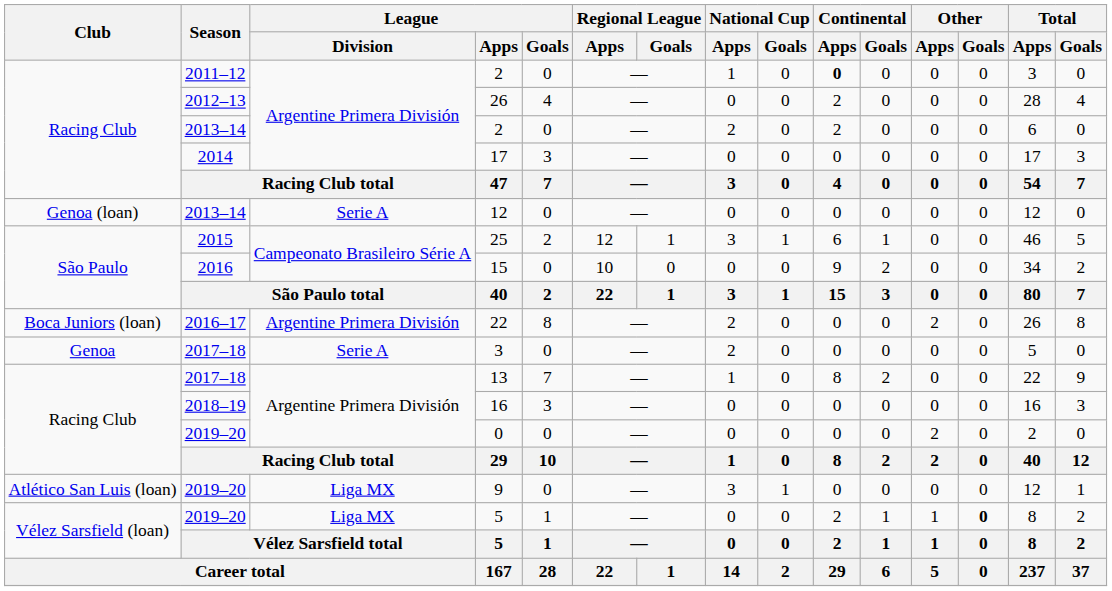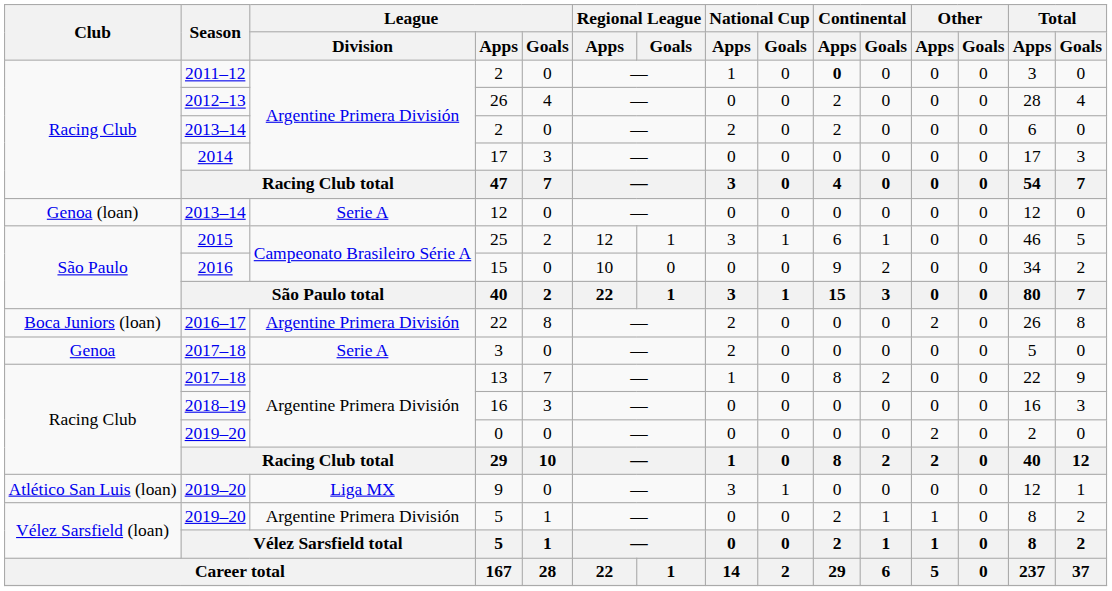(362, 516) Liga MX -> (362, 516) Argentine Primera División
(983, 516) bold -> (983, 516) normal
